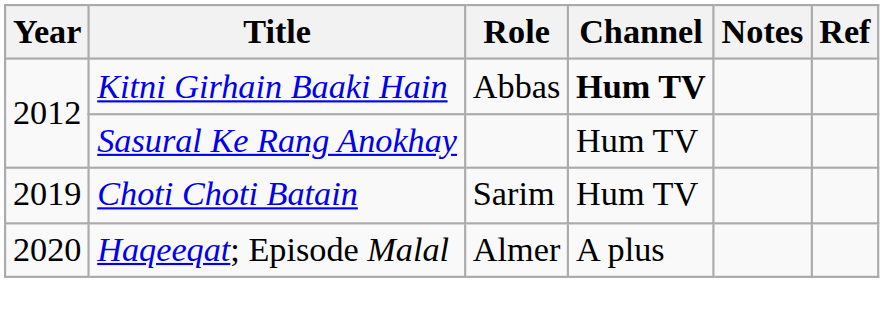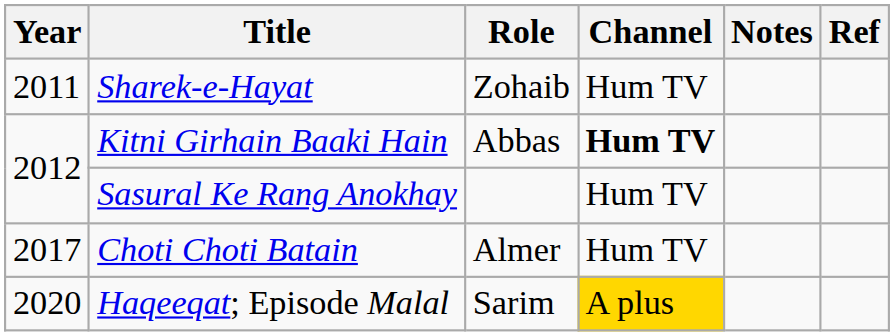+ row: (205, 85)
(47, 194) 2019 -> (47, 248) 2017
(514, 194) Sarim -> (517, 248) Almer
(517, 248) Almer -> (514, 303) Sarim
(620, 248) no background -> (630, 303) gold background
